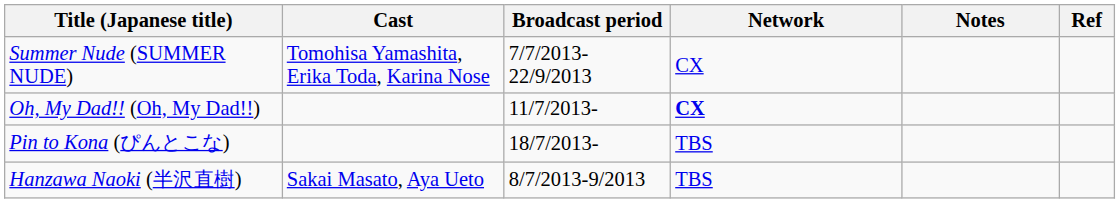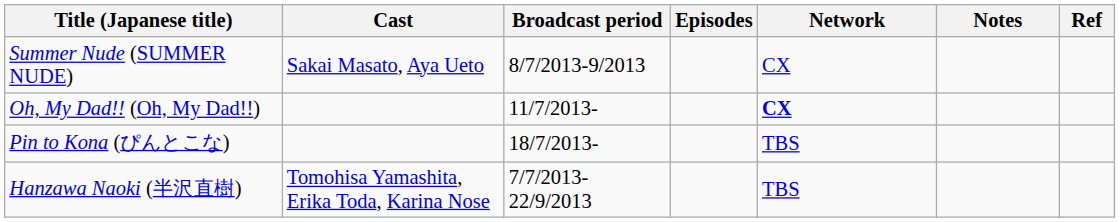+ column: (714, 20)
(388, 64) Tomohisa Yamashita, Erika Toda, Karina Nose -> (385, 64) Sakai Masato, Aya Ueto
(550, 64) 7/7/2013-22/9/2013 -> (577, 64) 8/7/2013-9/2013
(385, 179) Sakai Masato, Aya Ueto -> (388, 189) Tomohisa Yamashita, Erika Toda, Karina Nose
(577, 179) 8/7/2013-9/2013 -> (550, 189) 7/7/2013-22/9/2013
